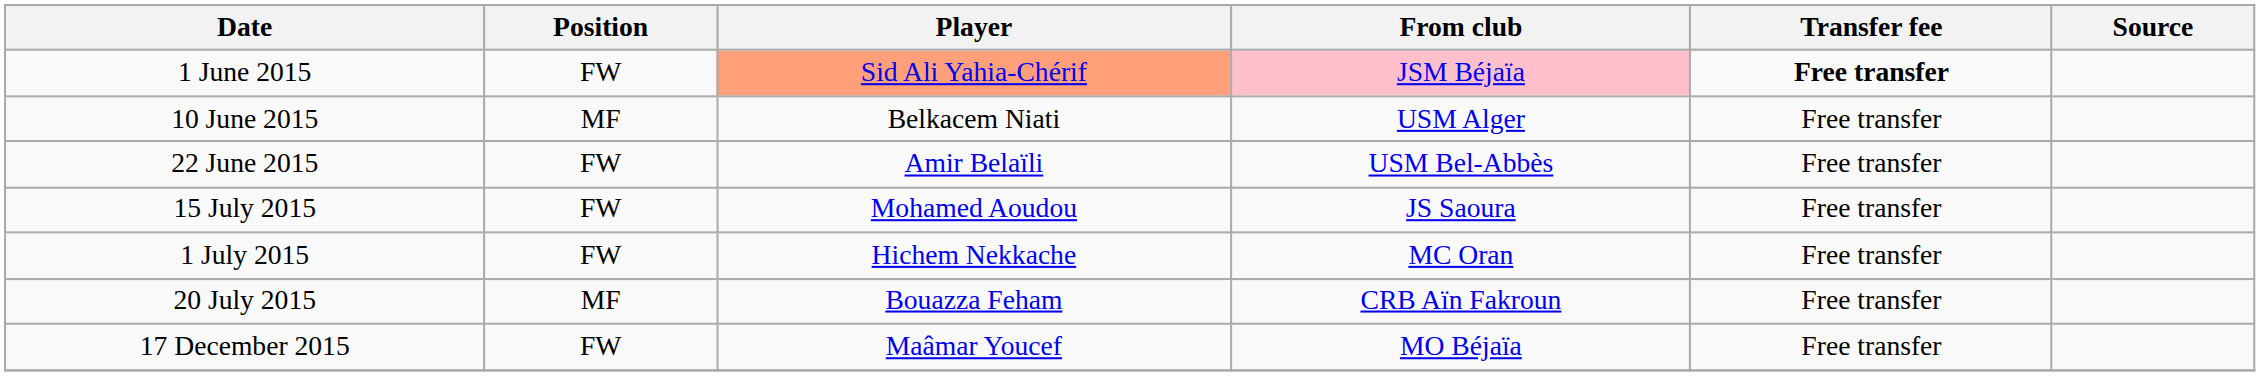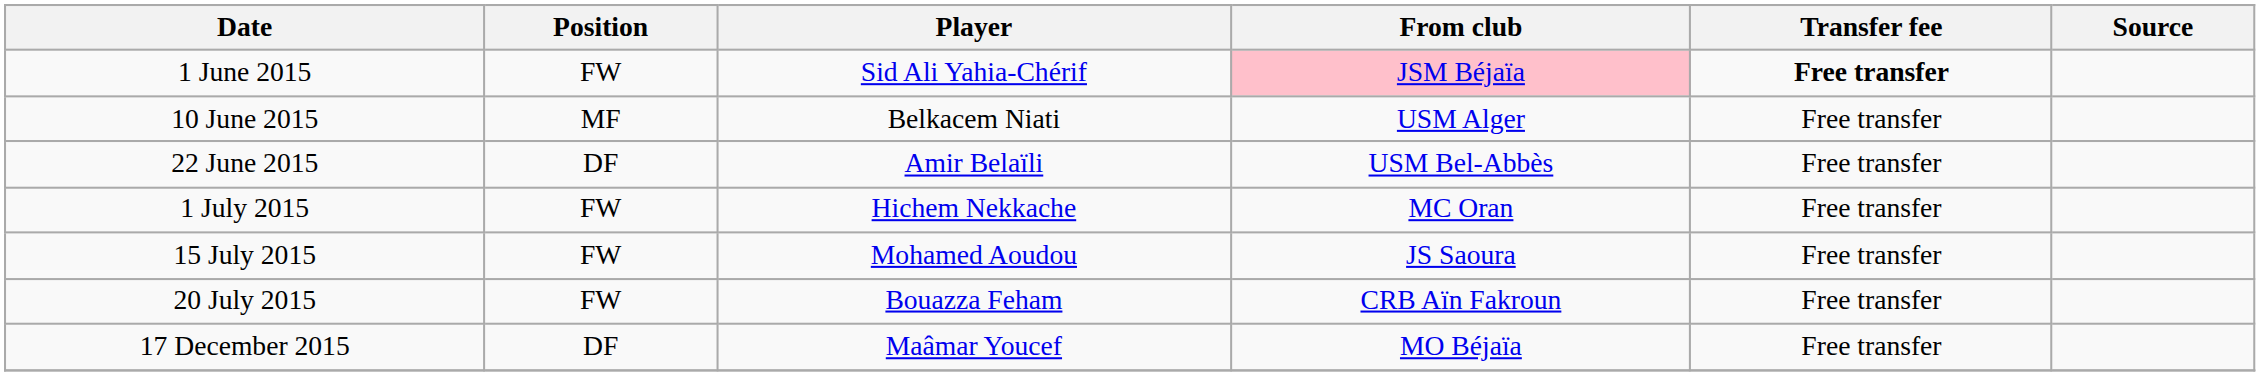(974, 72) lightsalmon background -> (974, 72) no background
(601, 163) FW -> (601, 163) DF
rows swapped: (245, 254) <-> (245, 209)
(601, 300) MF -> (601, 300) FW
(601, 345) FW -> (601, 345) DF
